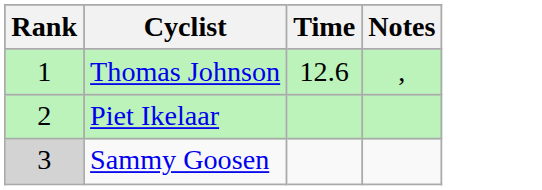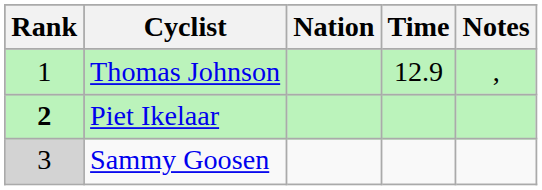+ column: (334, 26)
(324, 71) 12.6 -> (419, 71) 12.9
(44, 116) normal -> (44, 116) bold
